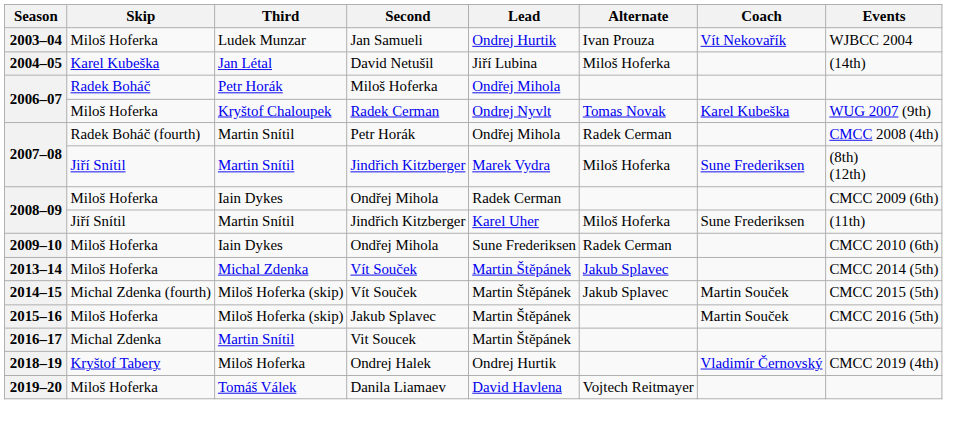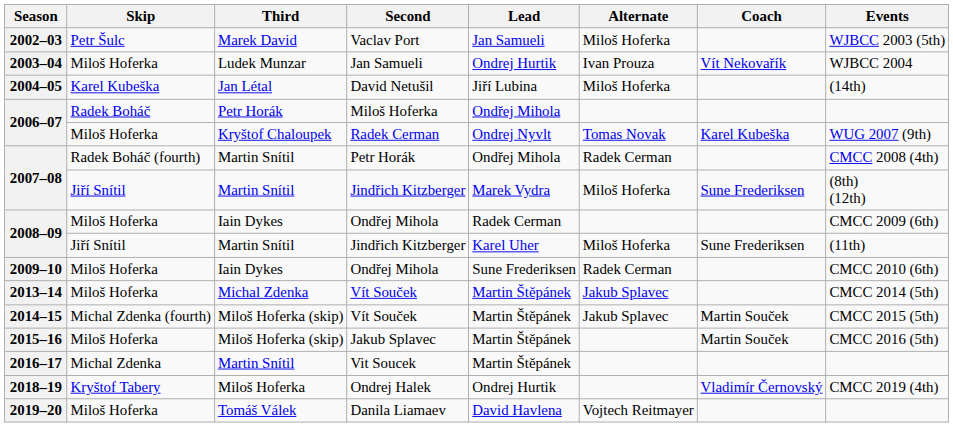+ row: (36, 39)
